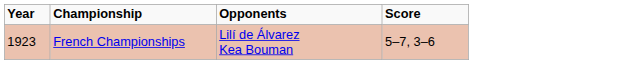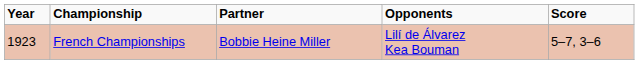+ column: (242, 14)
